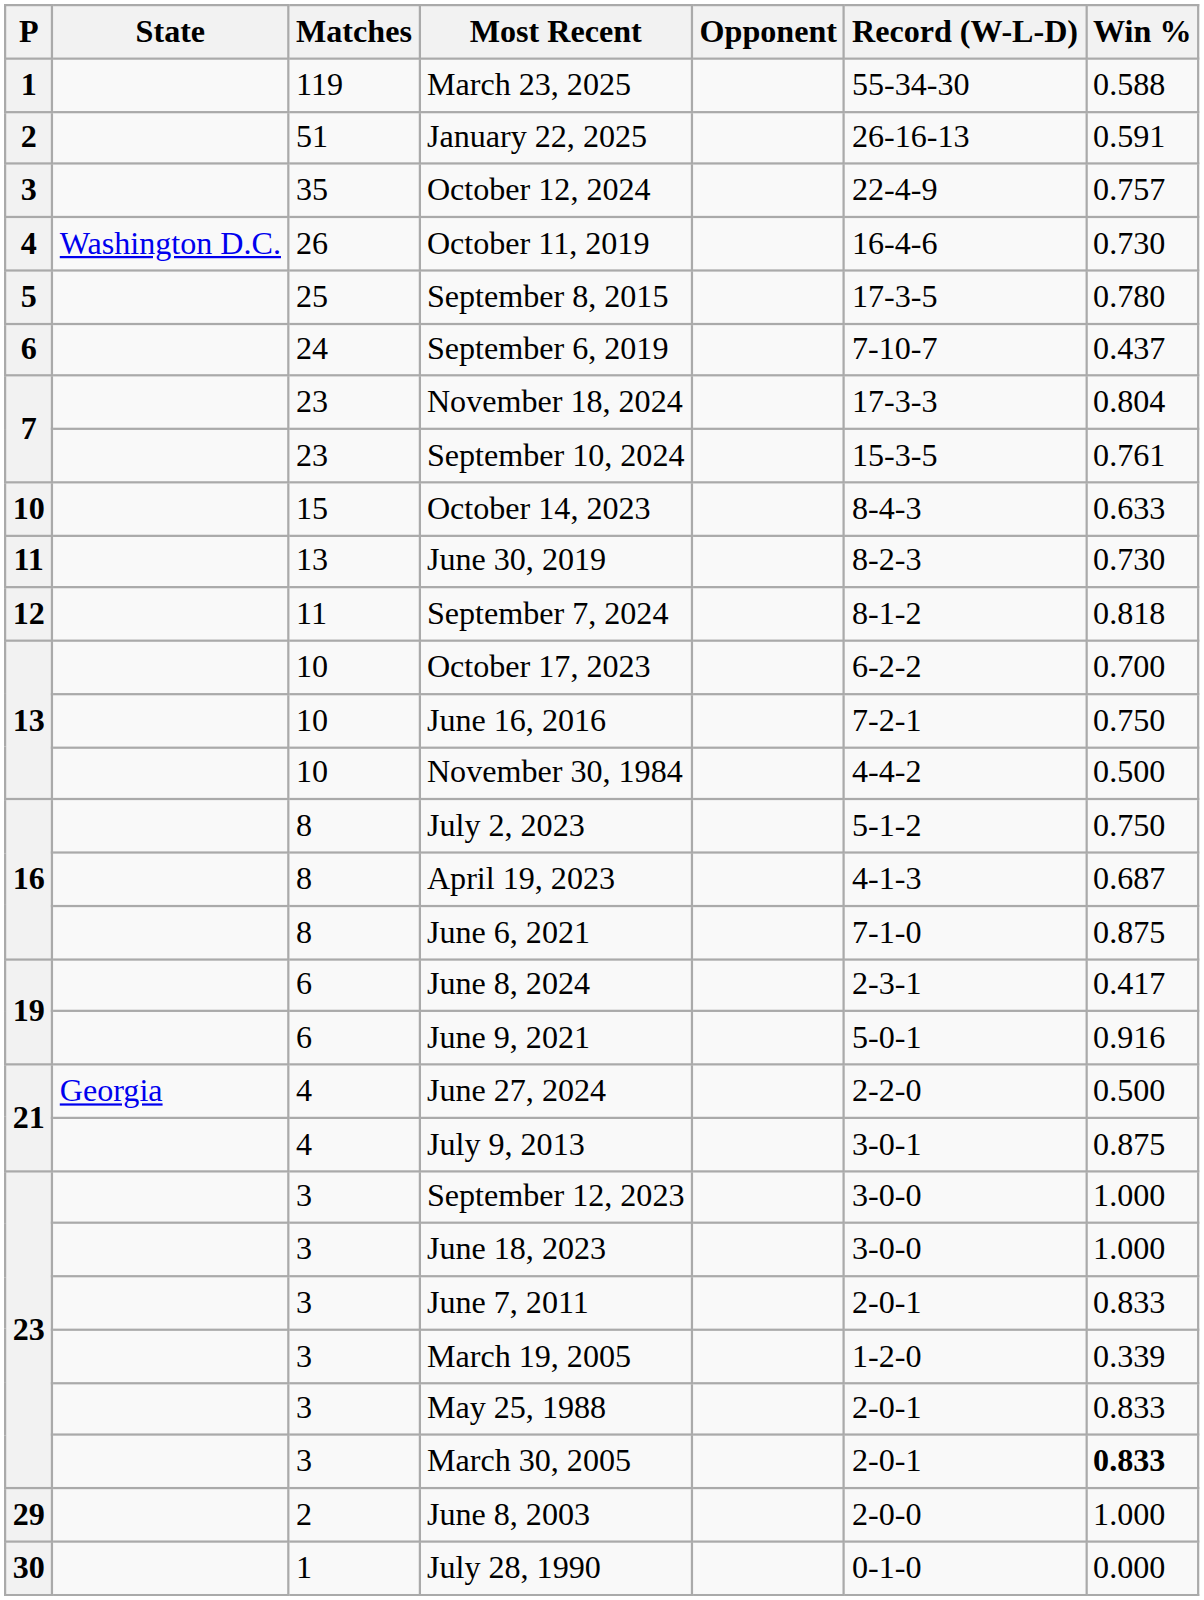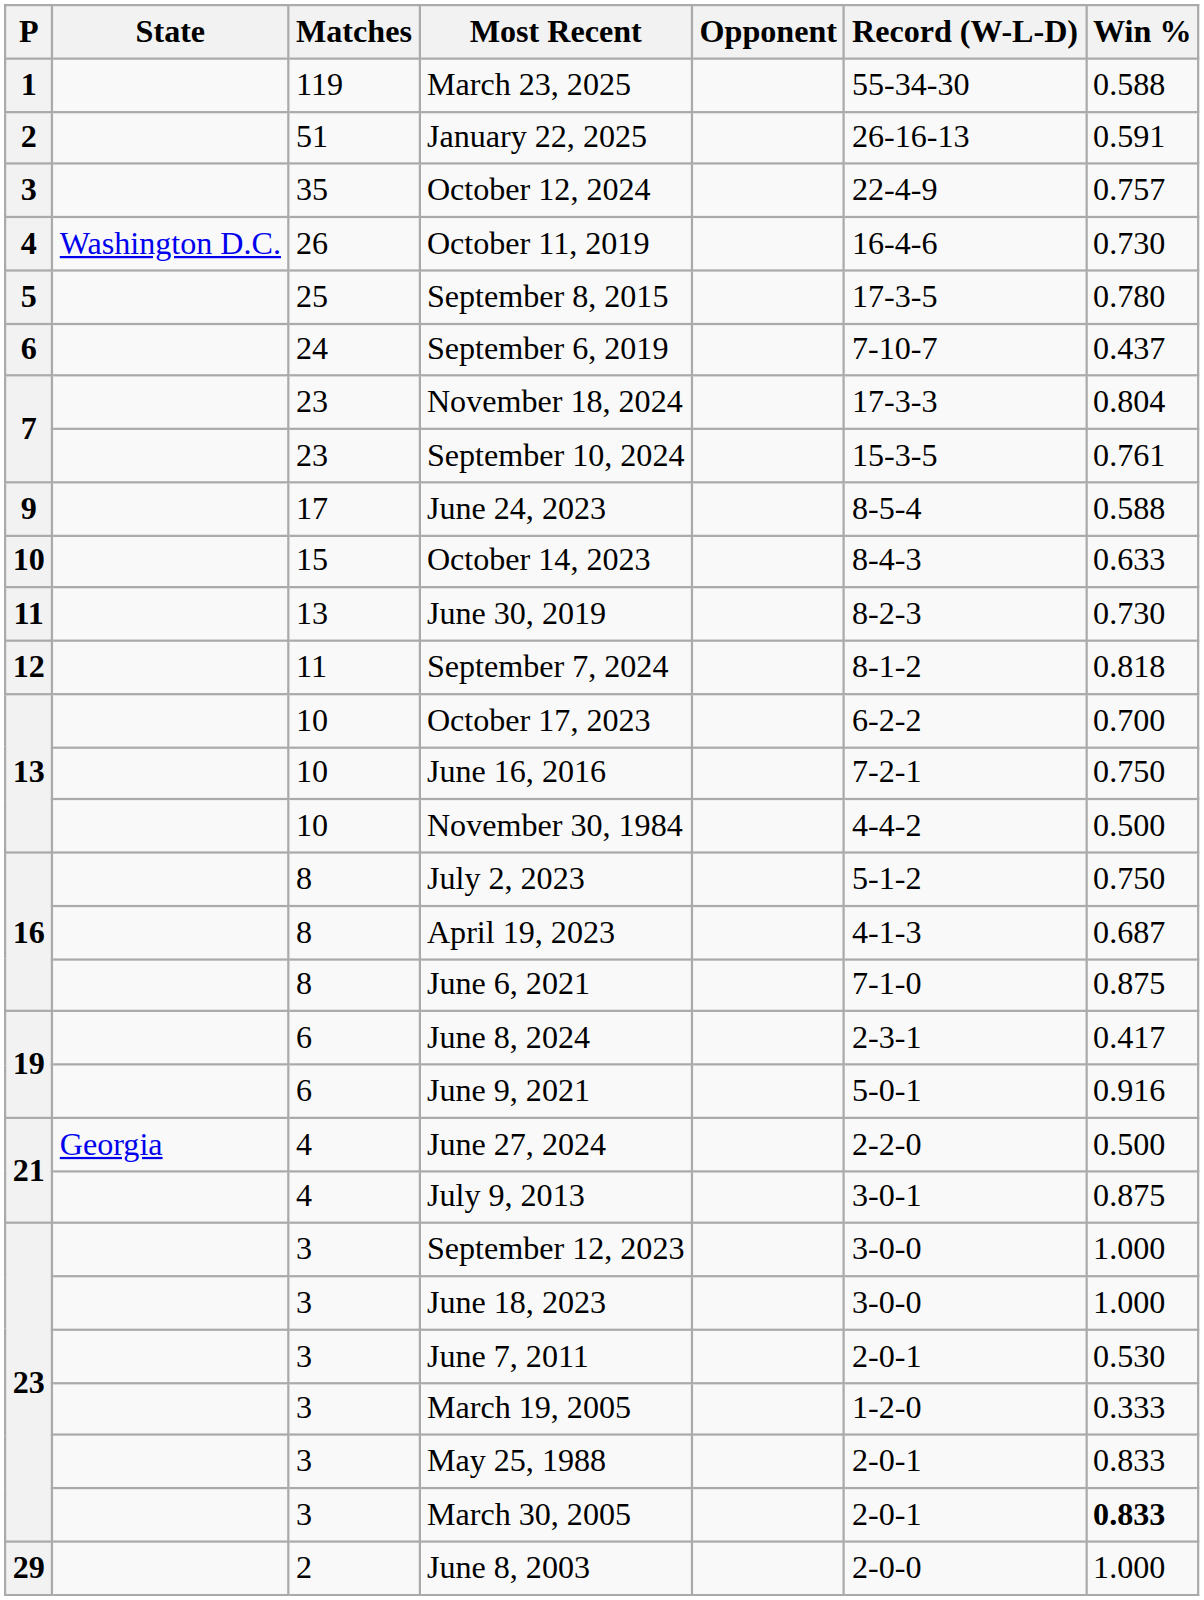+ row: (517, 508)
(1129, 1302) 0.833 -> (1129, 1355) 0.530
(1129, 1355) 0.339 -> (1129, 1408) 0.333
- row: (514, 1567)
